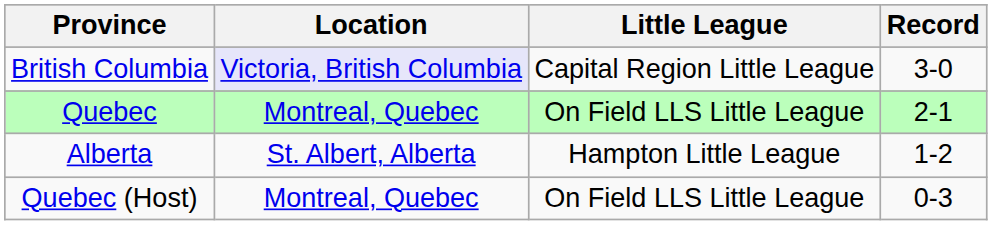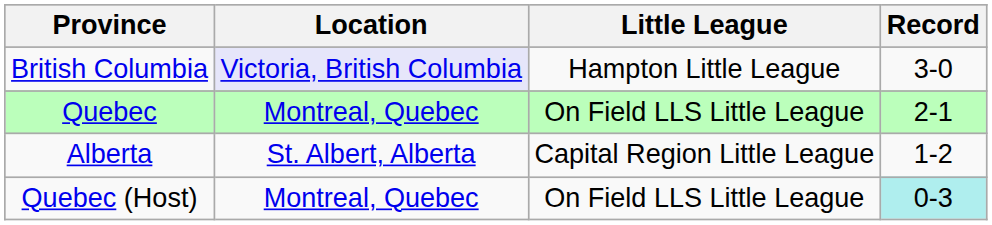(704, 68) Capital Region Little League -> (704, 68) Hampton Little League
(704, 154) Hampton Little League -> (704, 154) Capital Region Little League
(933, 197) no background -> (933, 197) paleturquoise background
